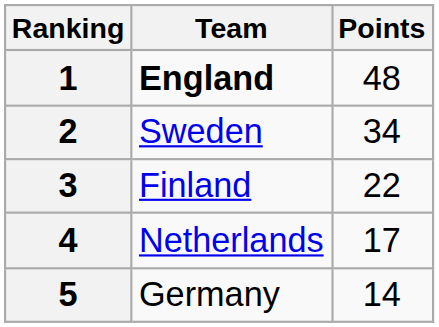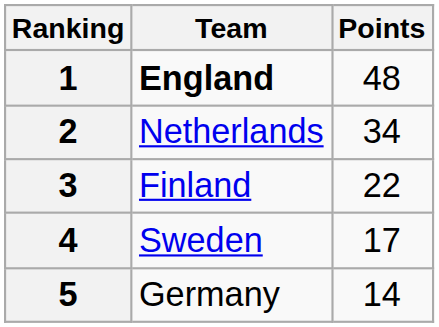(201, 131) Sweden -> (231, 131) Netherlands
(231, 240) Netherlands -> (201, 240) Sweden
